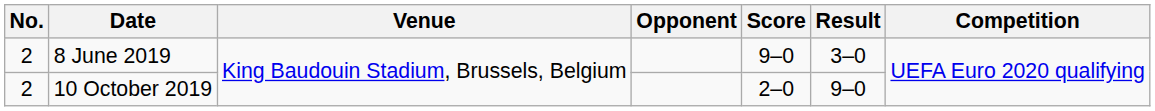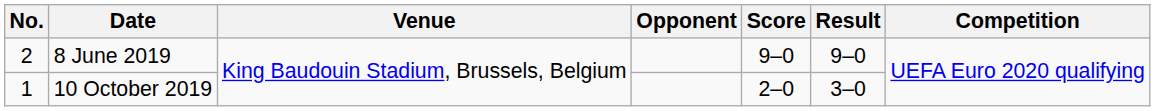(848, 55) 3–0 -> (848, 55) 9–0
(27, 88) 2 -> (27, 88) 1
(848, 88) 9–0 -> (848, 88) 3–0
